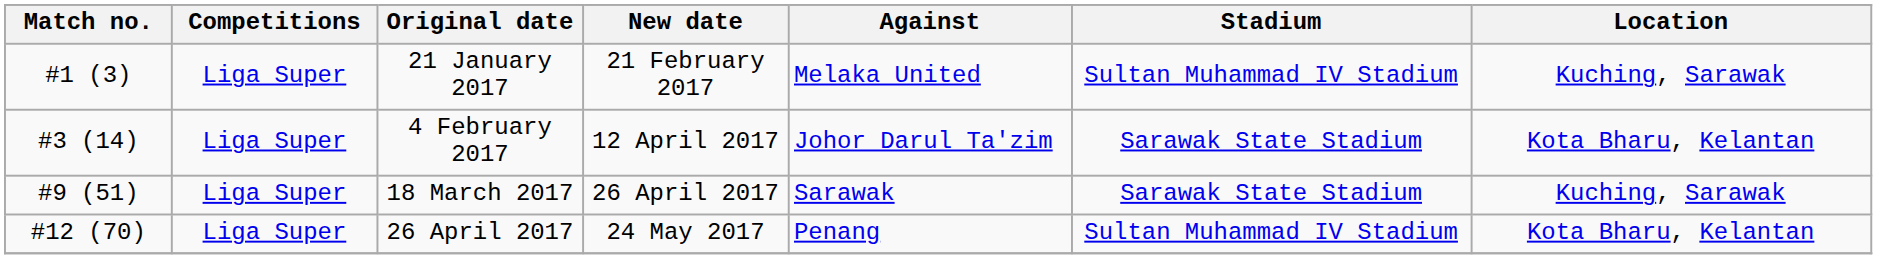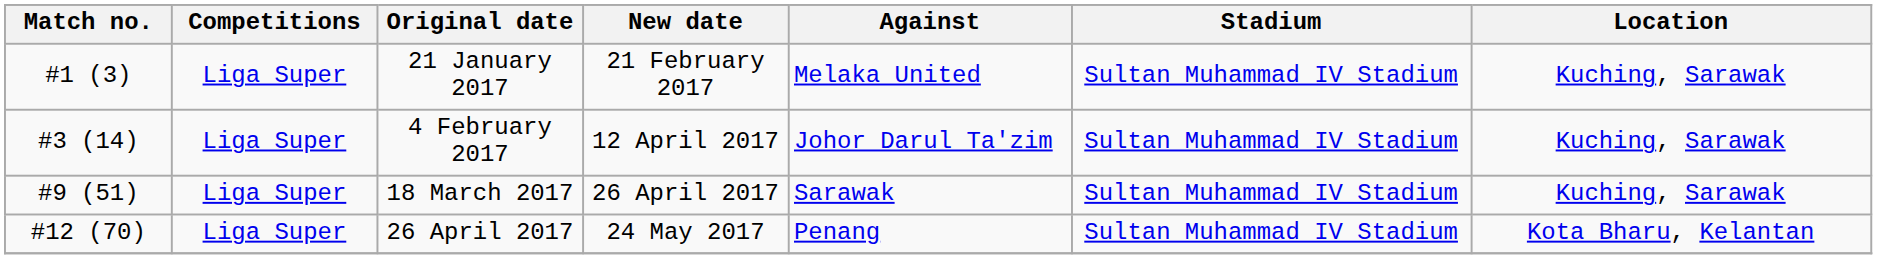(1271, 143) Sarawak State Stadium -> (1271, 143) Sultan Muhammad IV Stadium
(1671, 143) Kota Bharu, Kelantan -> (1671, 143) Kuching, Sarawak
(1271, 195) Sarawak State Stadium -> (1271, 195) Sultan Muhammad IV Stadium
